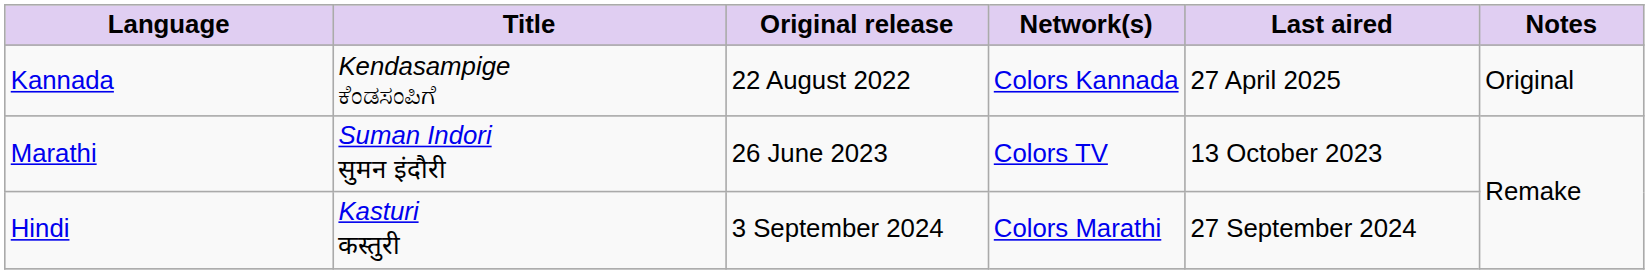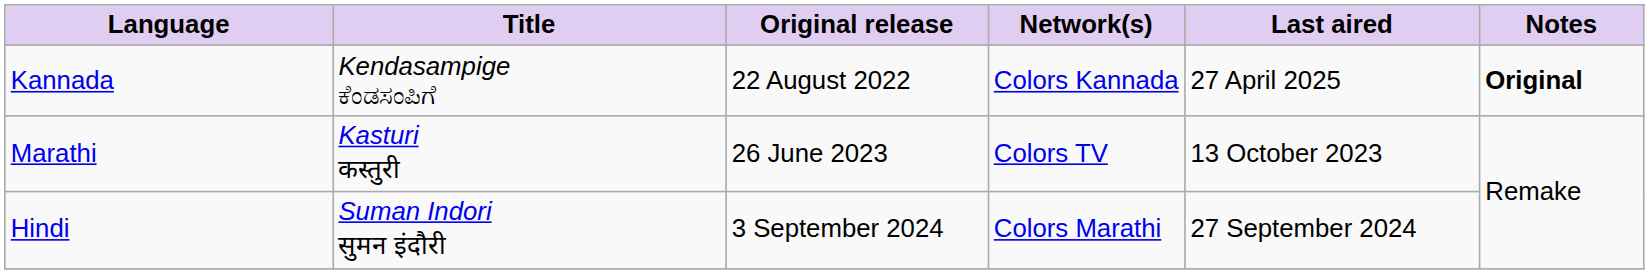(1530, 80) normal -> (1534, 80) bold
(415, 152) Suman Indori सुमन इंदौरी -> (379, 152) Kasturi कस्तुरी
(379, 228) Kasturi कस्तुरी -> (415, 228) Suman Indori सुमन इंदौरी
